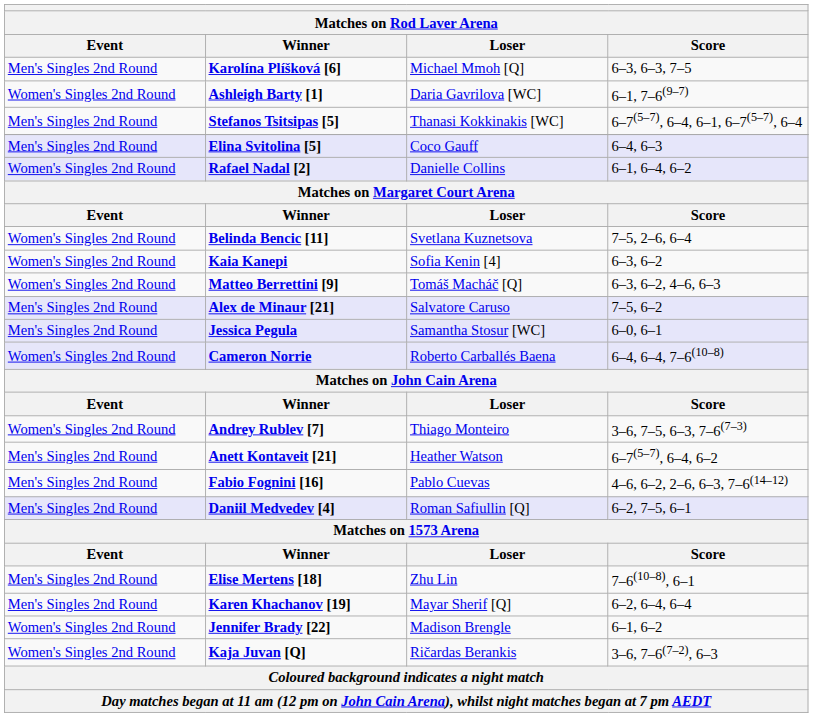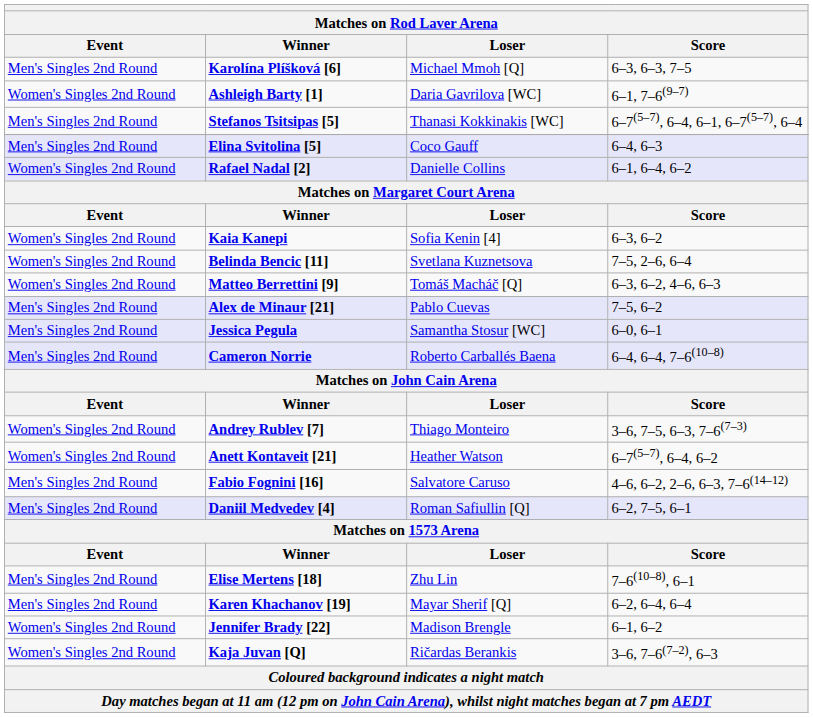rows swapped: (268, 238) <-> (248, 261)
(460, 307) Salvatore Caruso -> (450, 307) Pablo Cuevas
(92, 355) Women's Singles 2nd Round -> (83, 355) Men's Singles 2nd Round
(83, 456) Men's Singles 2nd Round -> (92, 456) Women's Singles 2nd Round
(450, 483) Pablo Cuevas -> (460, 483) Salvatore Caruso
